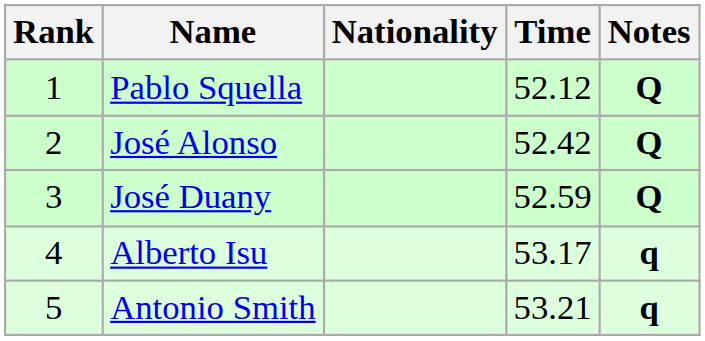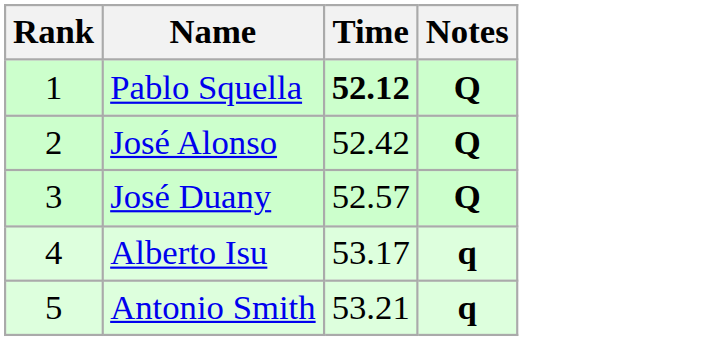- column: (415, 32)
(553, 87) normal -> (371, 87) bold
(553, 197) 52.59 -> (371, 197) 52.57
